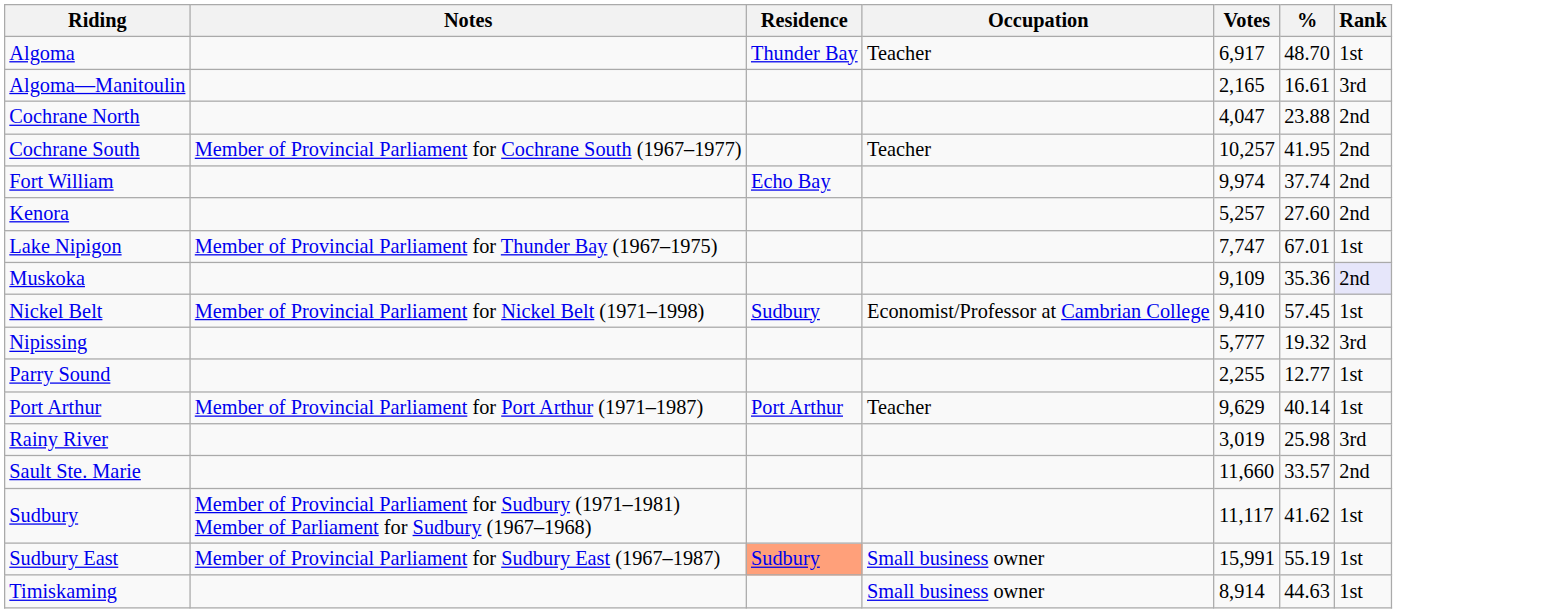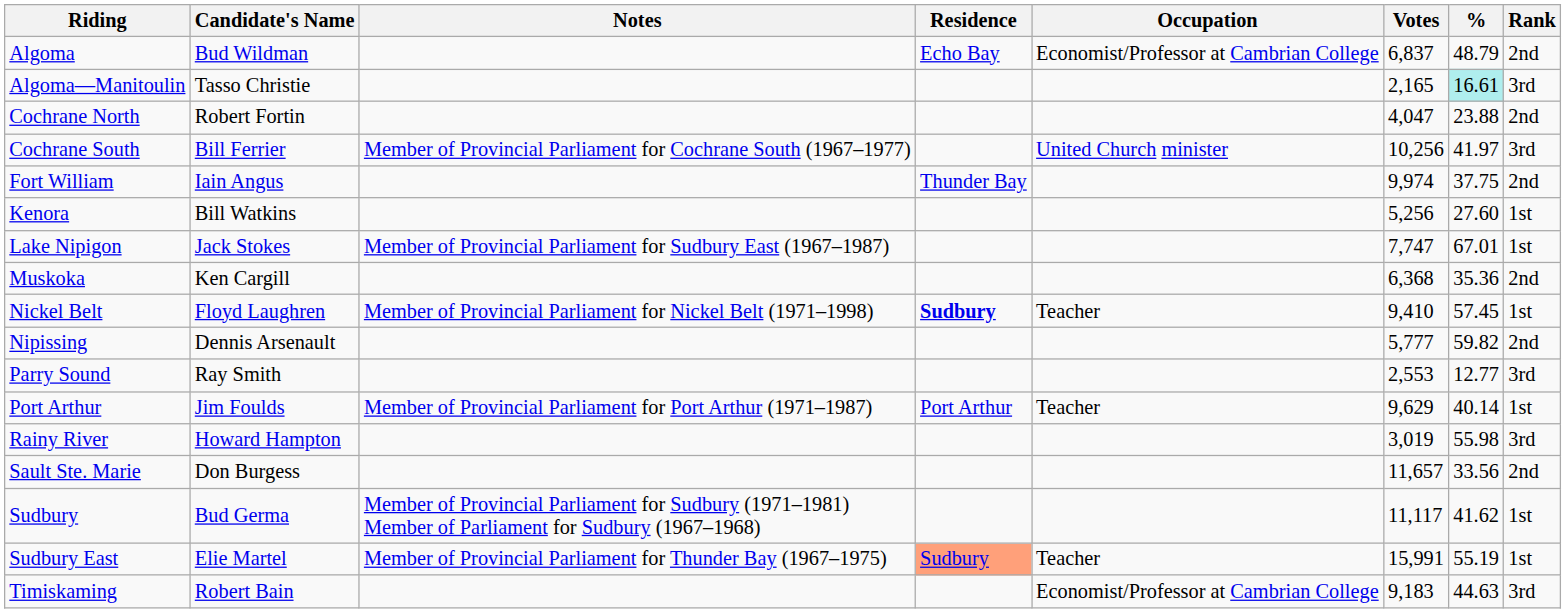+ column: (275, 20)
(804, 52) Thunder Bay -> (960, 52) Echo Bay
(899, 52) Teacher -> (1207, 52) Economist/Professor at Cambrian College
(1242, 52) 6,917 -> (1411, 52) 6,837
(1307, 52) 48.70 -> (1476, 52) 48.79
(1351, 52) 1st -> (1524, 52) 2nd
(1307, 85) no background -> (1476, 85) paleturquoise background
(899, 149) Teacher -> (1132, 149) United Church minister
(1247, 149) 10,257 -> (1416, 149) 10,256
(1307, 149) 41.95 -> (1476, 149) 41.97
(1355, 149) 2nd -> (1522, 149) 3rd
(791, 181) Echo Bay -> (973, 181) Thunder Bay
(1307, 181) 37.74 -> (1476, 181) 37.75
(1242, 213) 5,257 -> (1411, 213) 5,256
(1355, 213) 2nd -> (1520, 213) 1st
(456, 246) Member of Provincial Parliament for Thunder Bay (1967–1975) -> (627, 246) Member of Provincial Parliament for Sudbury East (1967–1987)
(1242, 278) 9,109 -> (1411, 278) 6,368
(1355, 278) lavender background -> (1524, 278) no background
(785, 310) normal -> (958, 310) bold
(1038, 310) Economist/Professor at Cambrian College -> (1068, 310) Teacher
(1307, 342) 19.32 -> (1476, 342) 59.82
(1353, 342) 3rd -> (1524, 342) 2nd
(1242, 375) 2,255 -> (1411, 375) 2,553
(1351, 375) 1st -> (1522, 375) 3rd
(1307, 439) 25.98 -> (1476, 439) 55.98
(1246, 471) 11,660 -> (1416, 471) 11,657
(1307, 471) 33.57 -> (1476, 471) 33.56
(457, 559) Member of Provincial Parliament for Sudbury East (1967–1987) -> (625, 559) Member of Provincial Parliament for Thunder Bay (1967–1975)
(956, 559) Small business owner -> (1068, 559) Teacher
(956, 591) Small business owner -> (1207, 591) Economist/Professor at Cambrian College
(1242, 591) 8,914 -> (1411, 591) 9,183
(1351, 591) 1st -> (1522, 591) 3rd
